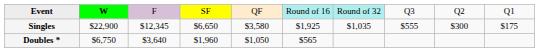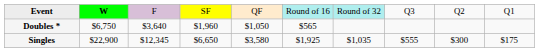rows swapped: (42, 26) <-> (42, 41)
